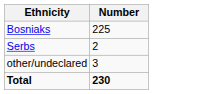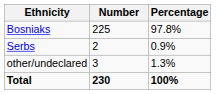+ column: (180, 13)
